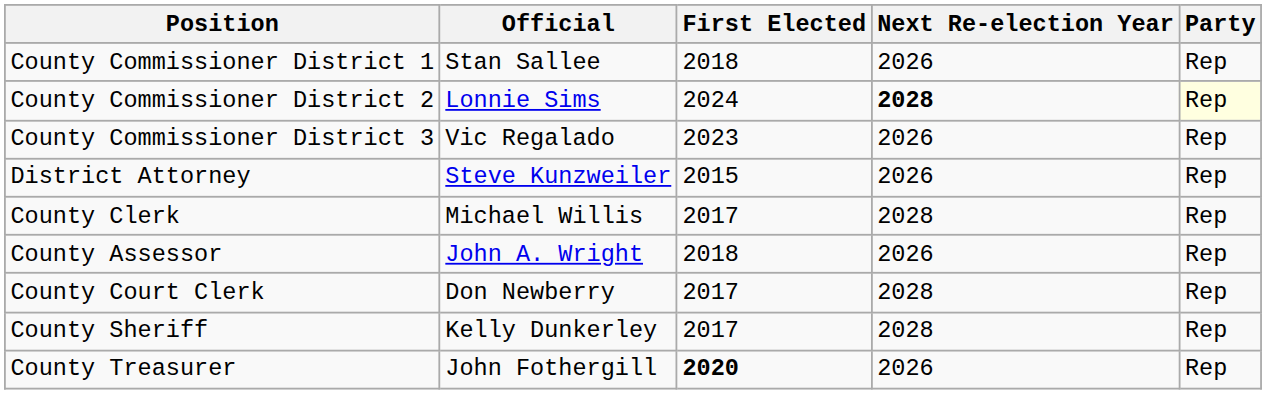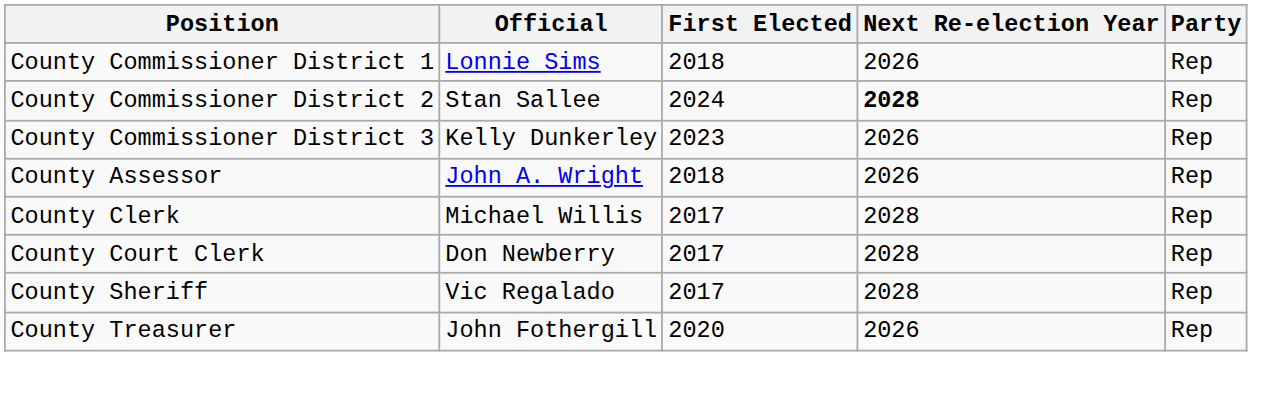(523, 62) Stan Sallee -> (523, 62) Lonnie Sims
(523, 101) Lonnie Sims -> (523, 101) Stan Sallee
(1206, 101) lightyellow background -> (1192, 101) no background
(530, 139) Vic Regalado -> (551, 139) Kelly Dunkerley
- row: (131, 177)
rows swapped: (116, 254) <-> (95, 216)
(551, 331) Kelly Dunkerley -> (530, 293) Vic Regalado
(711, 369) bold -> (697, 331) normal
